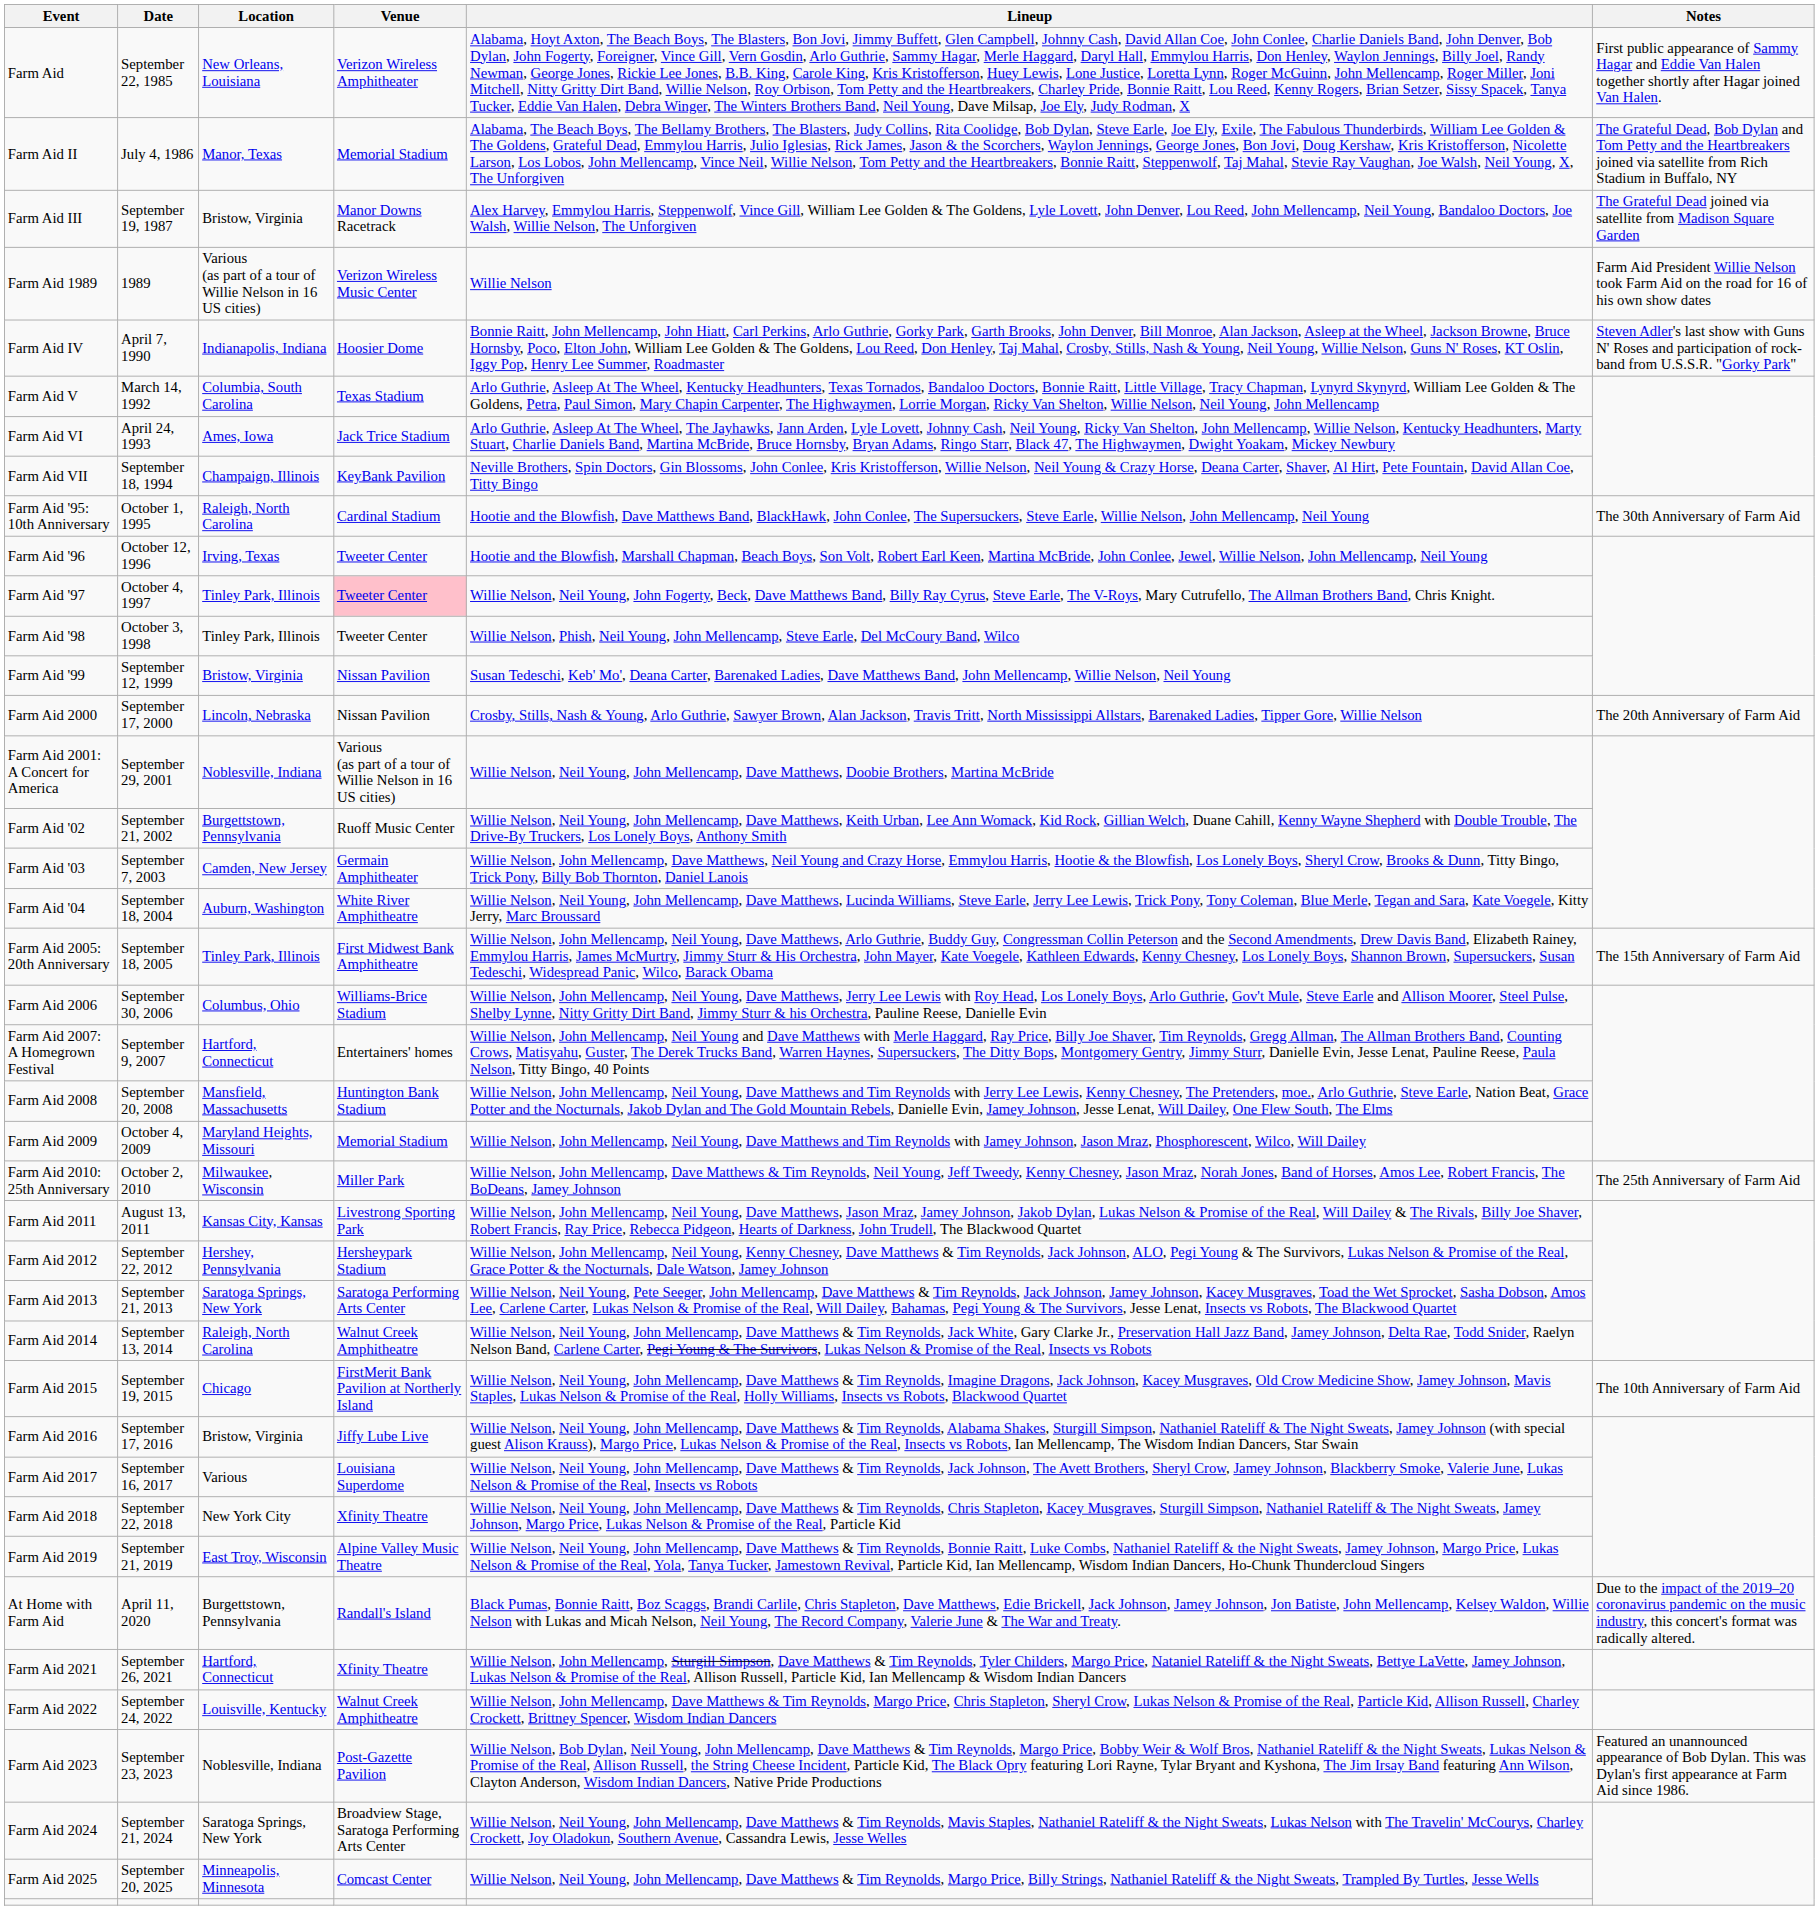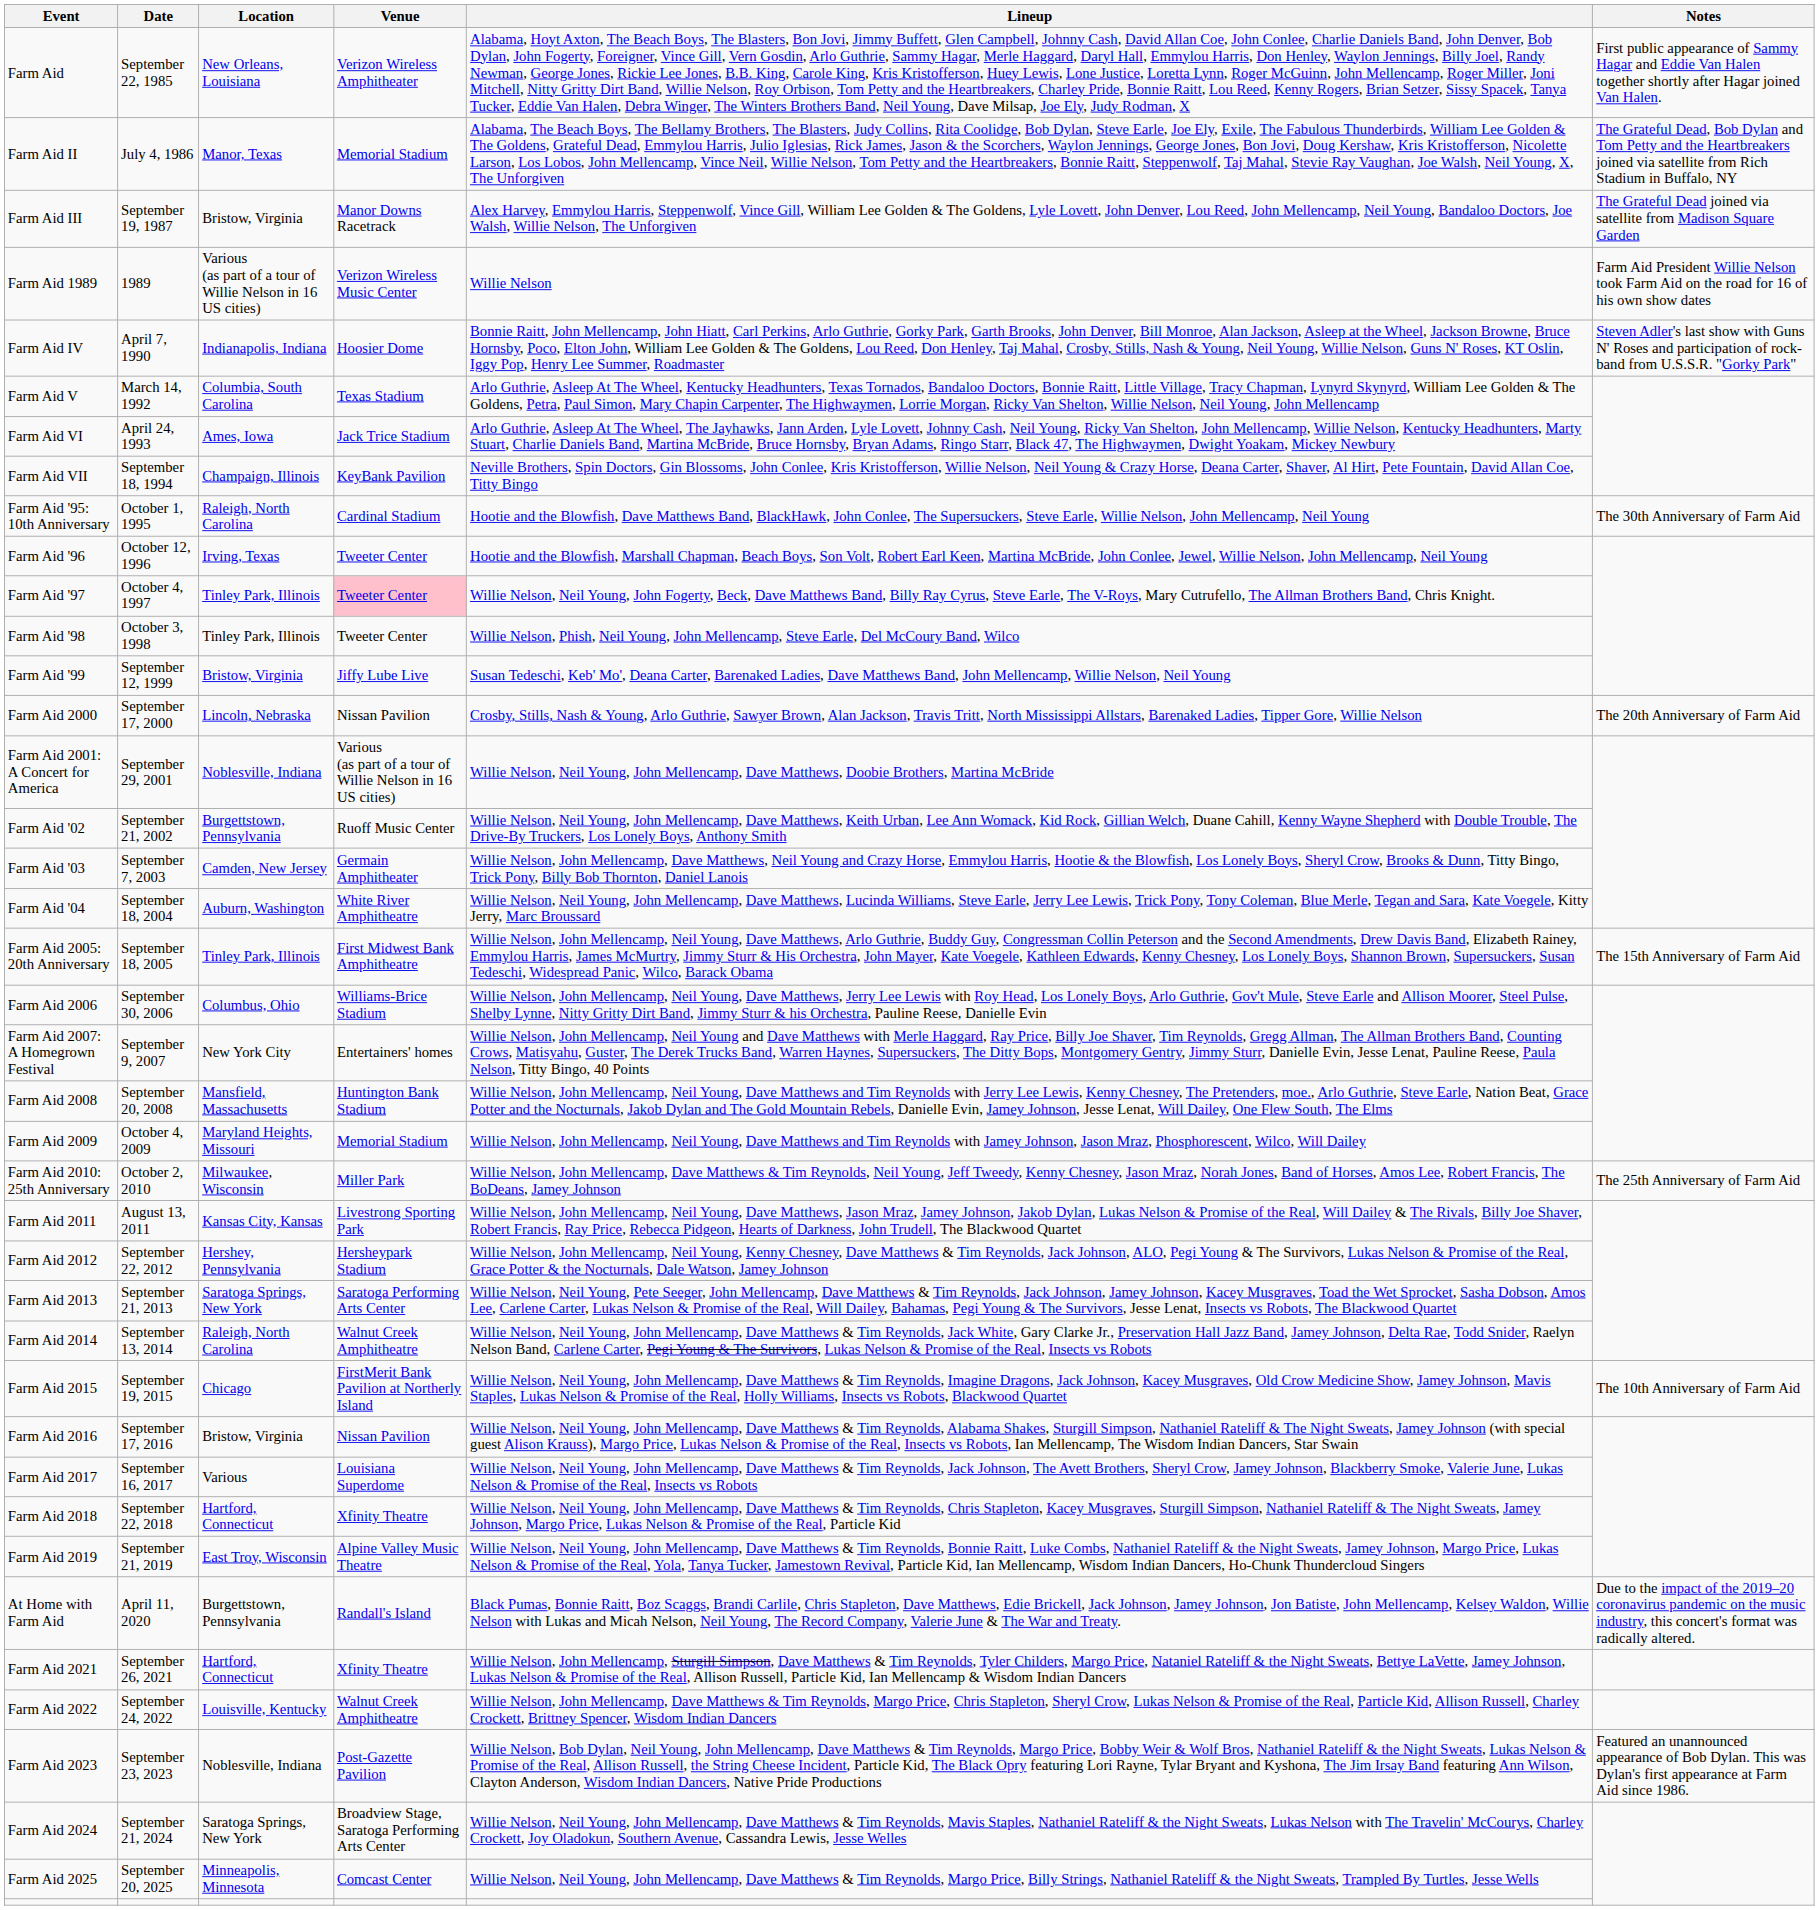(383, 675) Nissan Pavilion -> (383, 675) Jiffy Lube Live
(238, 1052) Hartford, Connecticut -> (247, 1052) New York City
(383, 1436) Jiffy Lube Live -> (383, 1436) Nissan Pavilion
(247, 1516) New York City -> (238, 1516) Hartford, Connecticut
